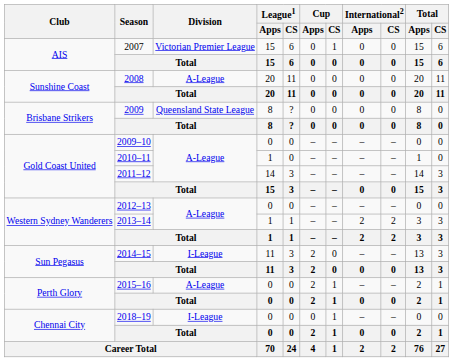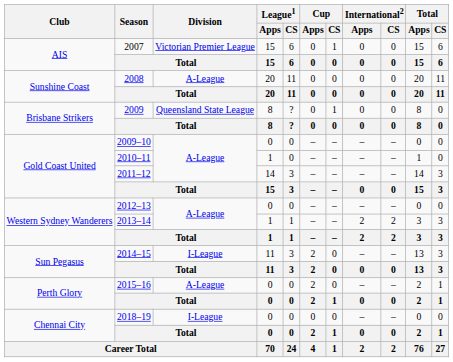(334, 110) 0 -> (334, 110) 1
(334, 285) 1 -> (334, 285) 0
(334, 317) 1 -> (334, 317) 0
